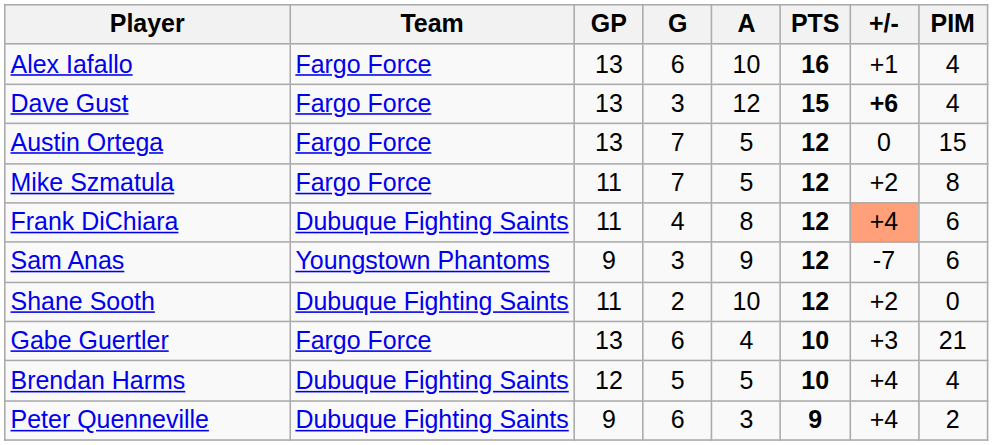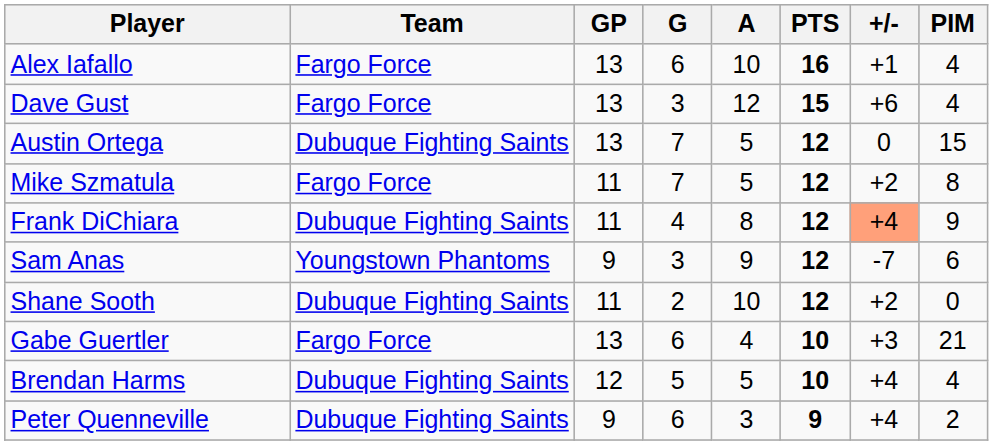(884, 103) bold -> (884, 103) normal
(363, 143) Fargo Force -> (432, 143) Dubuque Fighting Saints
(953, 222) 6 -> (953, 222) 9
